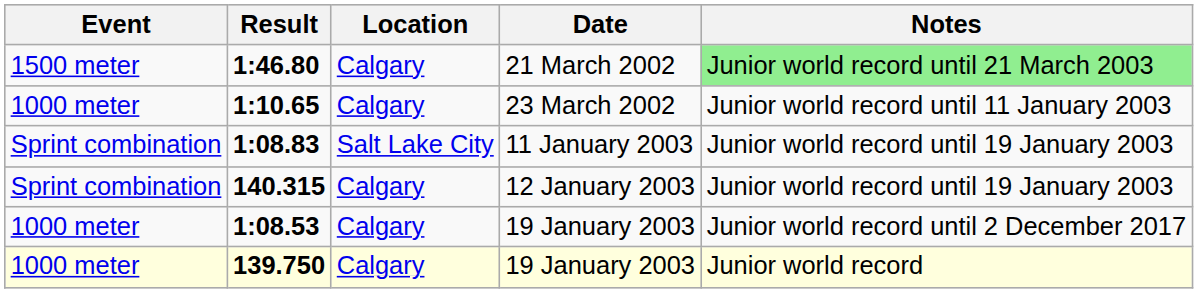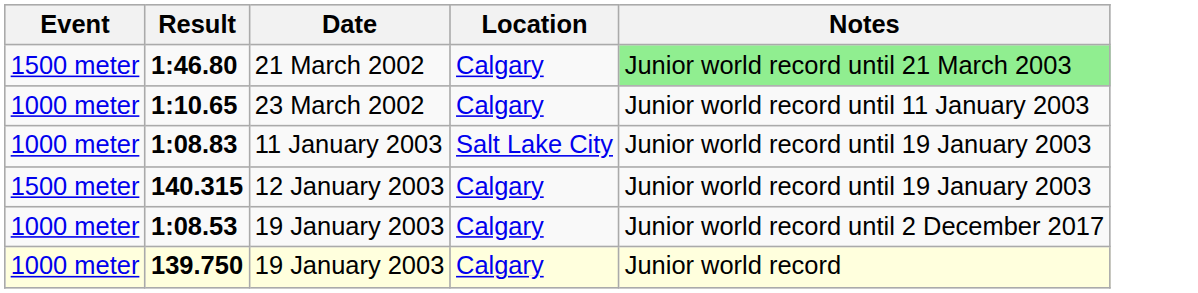columns swapped: (600, 24) <-> (415, 24)
(116, 145) Sprint combination -> (75, 145) 1000 meter
(116, 186) Sprint combination -> (75, 186) 1500 meter
